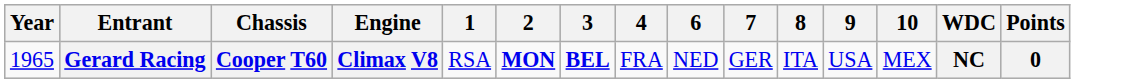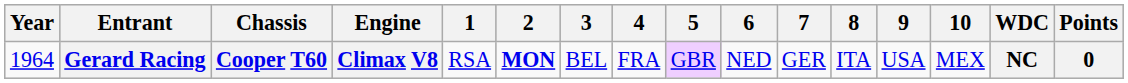+ column: (693, 23)
(32, 59) 1965 -> (32, 59) 1964
(588, 59) bold -> (586, 59) normal
